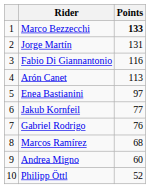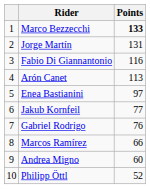(138, 143) 68 -> (138, 143) 66
